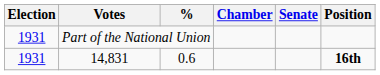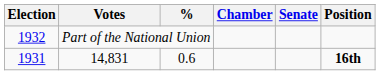(32, 37) 1931 -> (32, 37) 1932
